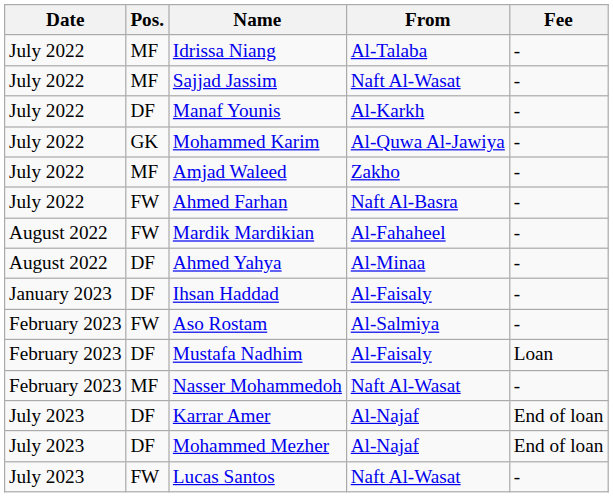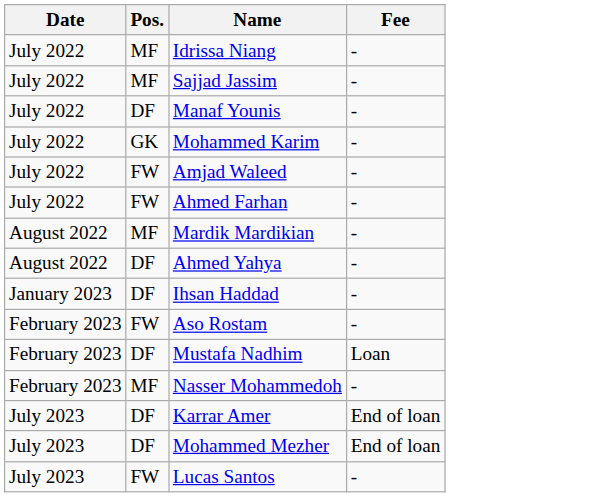- column: (428, 19)
(144, 171) MF -> (145, 171) FW
(145, 232) FW -> (144, 232) MF
